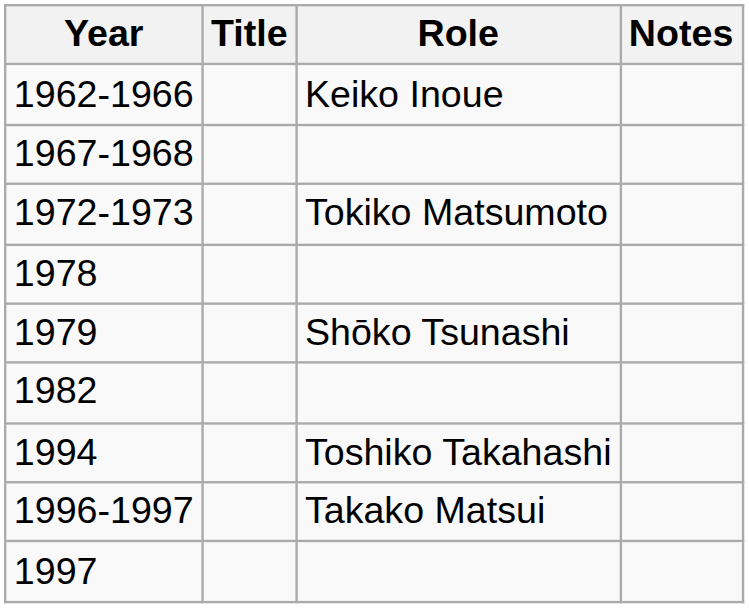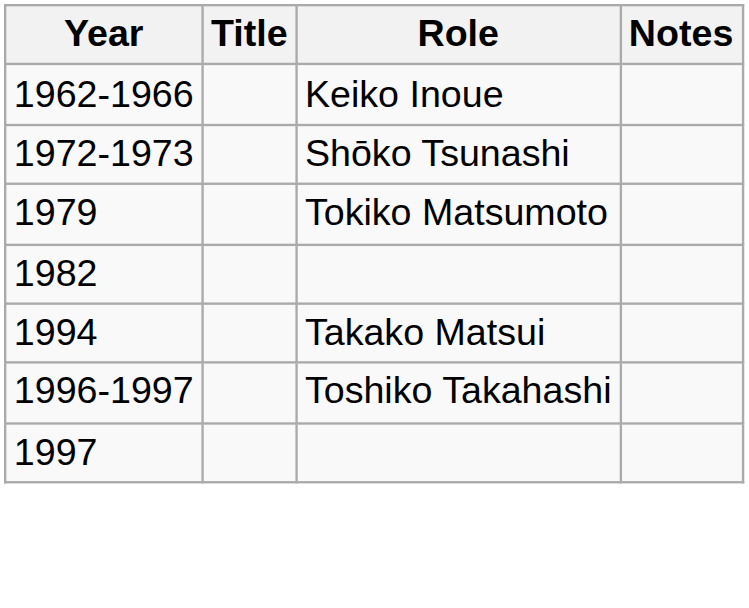- row: (104, 153)
(456, 213) Tokiko Matsumoto -> (437, 153) Shōko Tsunashi
- row: (56, 272)
(437, 332) Shōko Tsunashi -> (456, 213) Tokiko Matsumoto
(458, 451) Toshiko Takahashi -> (425, 332) Takako Matsui
(425, 511) Takako Matsui -> (458, 392) Toshiko Takahashi
